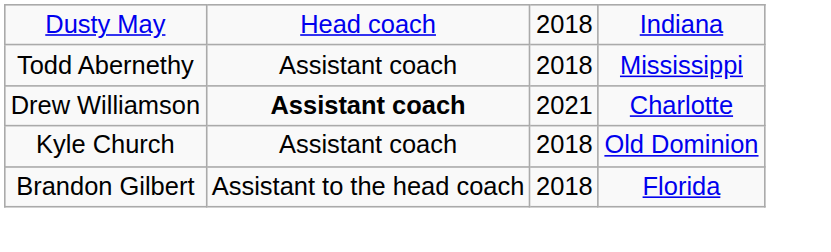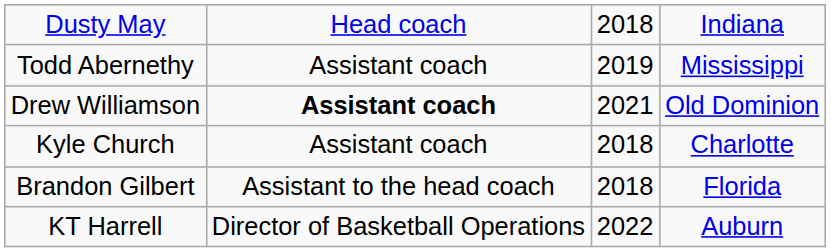(564, 65) 2018 -> (625, 65) 2019
(681, 105) Charlotte -> (742, 105) Old Dominion
(681, 145) Old Dominion -> (742, 145) Charlotte
+ row: (105, 226)
